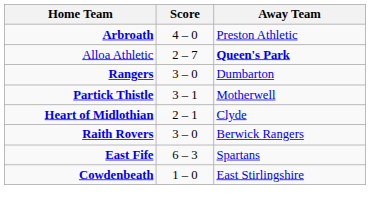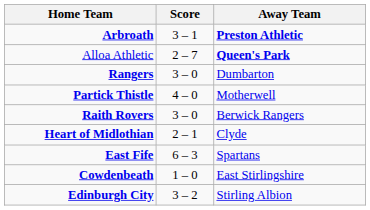(185, 34) 4 – 0 -> (185, 34) 3 – 1
(257, 34) normal -> (260, 34) bold
(185, 94) 3 – 1 -> (185, 94) 4 – 0
rows swapped: (118, 134) <-> (99, 114)
+ row: (111, 194)
